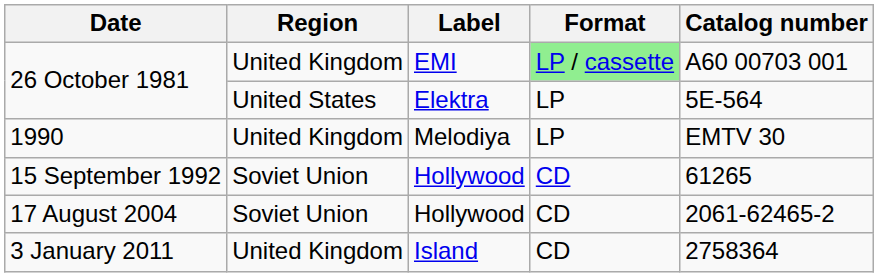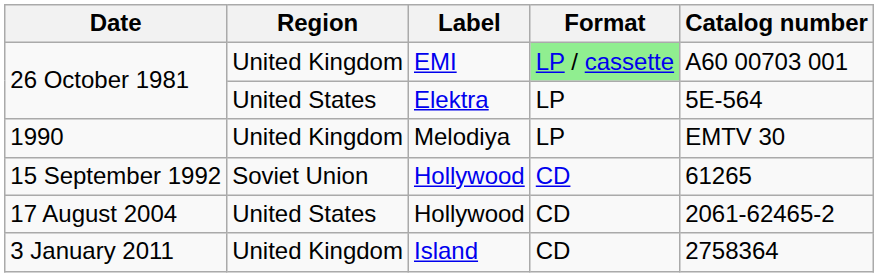(300, 213) Soviet Union -> (304, 213) United States
